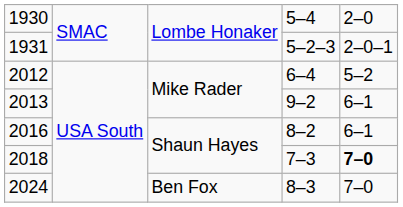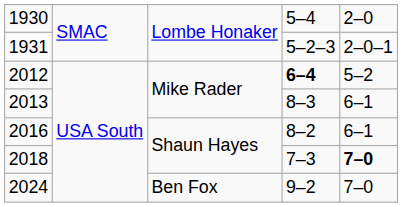(301, 74) normal -> (301, 74) bold
(301, 103) 9–2 -> (301, 103) 8–3
(301, 187) 8–3 -> (301, 187) 9–2
